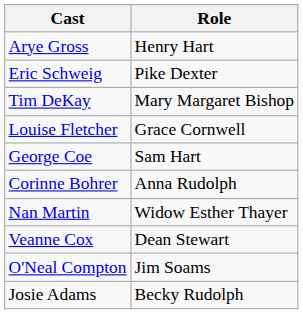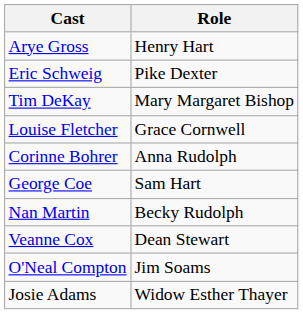rows swapped: (63, 184) <-> (50, 156)
(211, 211) Widow Esther Thayer -> (189, 211) Becky Rudolph
(189, 294) Becky Rudolph -> (211, 294) Widow Esther Thayer
